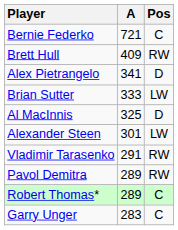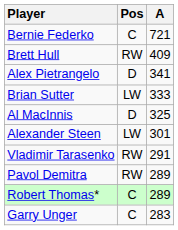columns swapped: (159, 14) <-> (131, 14)
